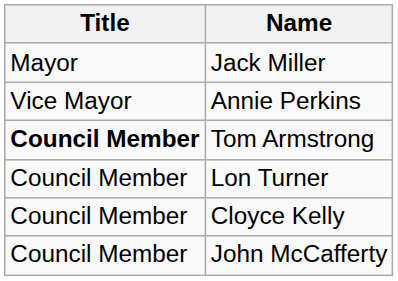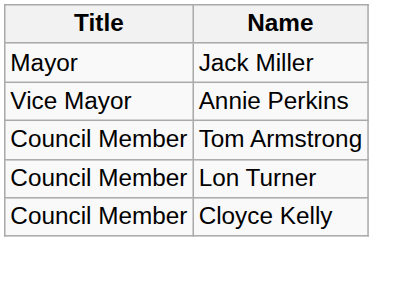(105, 139) bold -> (99, 139) normal
- row: (299, 255)
